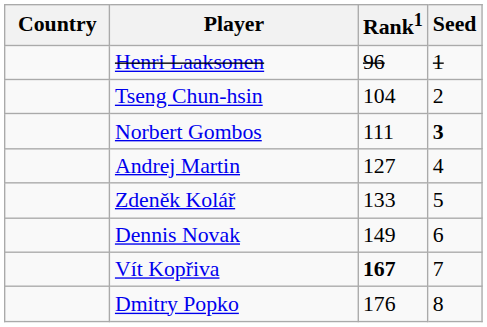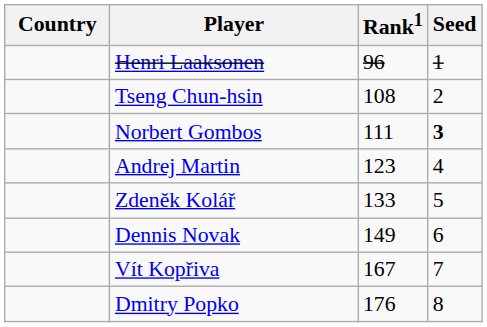(379, 96) 104 -> (379, 96) 108
(379, 165) 127 -> (379, 165) 123
(379, 269) bold -> (379, 269) normal
